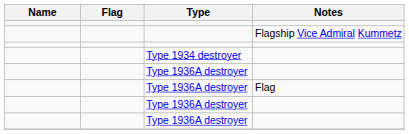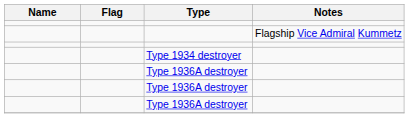- row: (197, 88)
